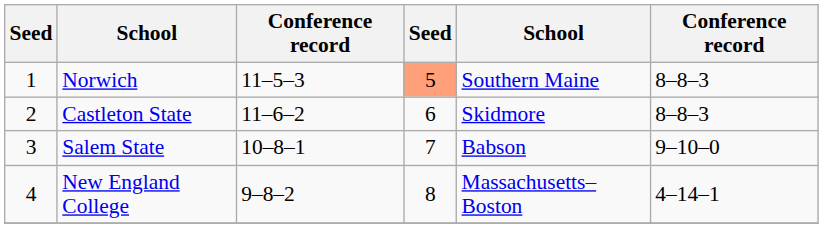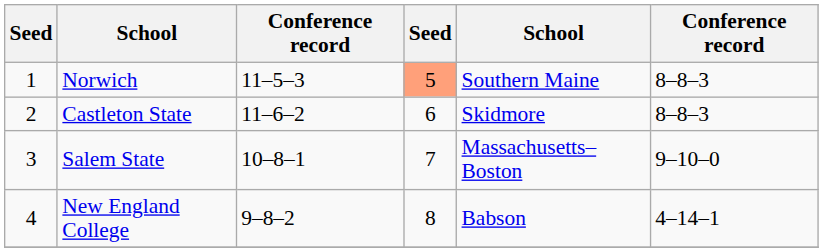(494, 147) Babson -> (529, 159) Massachusetts–Boston
(529, 193) Massachusetts–Boston -> (494, 217) Babson
